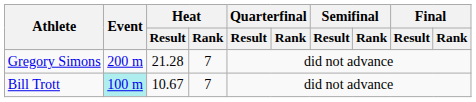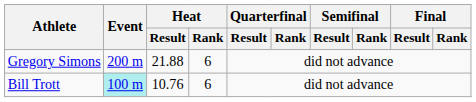(168, 61) 21.28 -> (168, 61) 21.88
(208, 61) 7 -> (208, 61) 6
(168, 85) 10.67 -> (168, 85) 10.76
(208, 85) 7 -> (208, 85) 6
